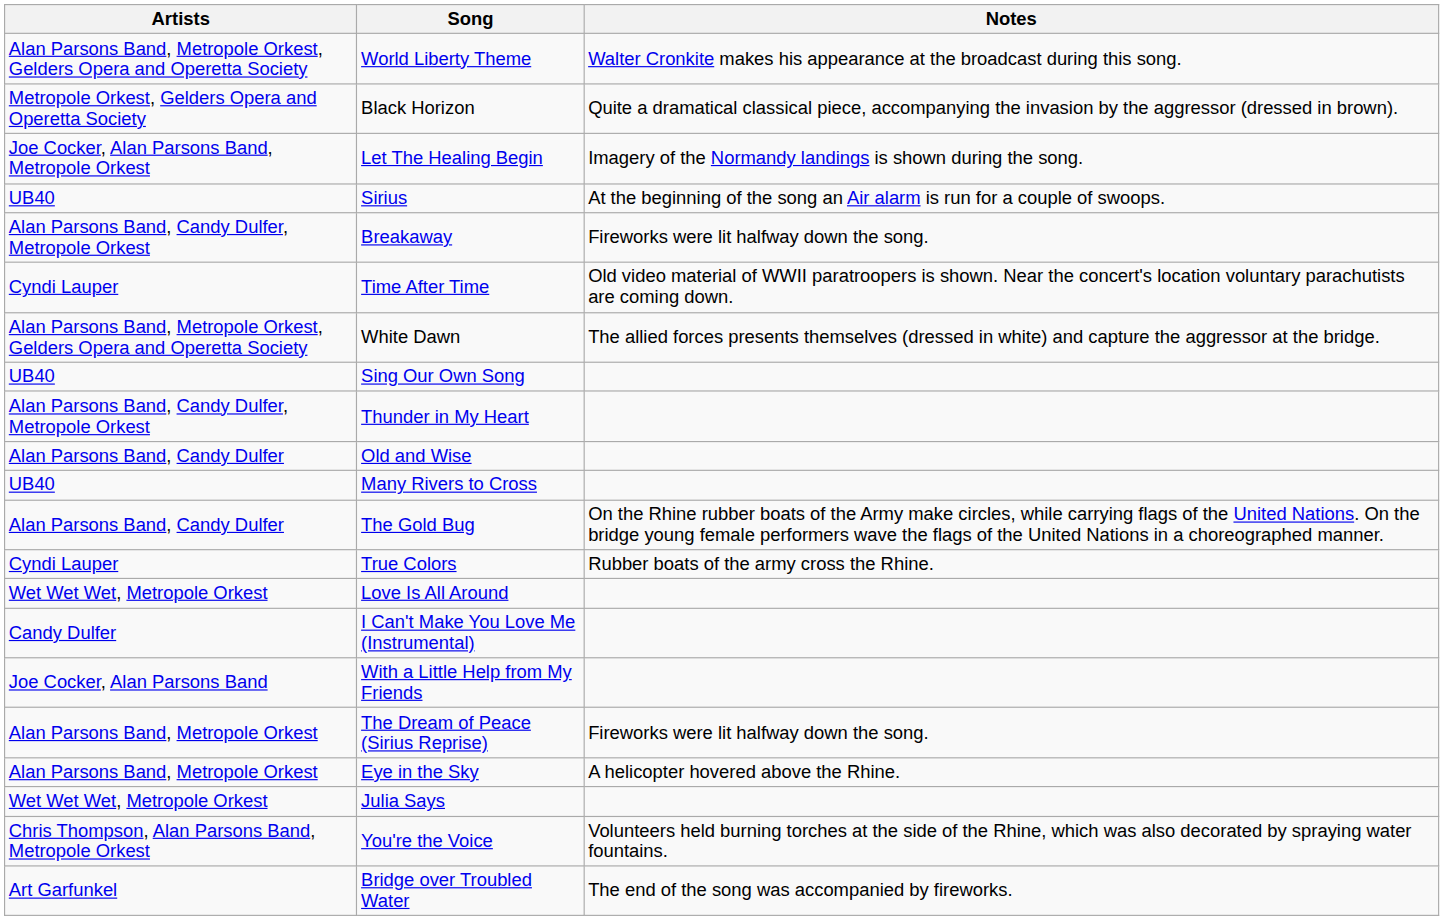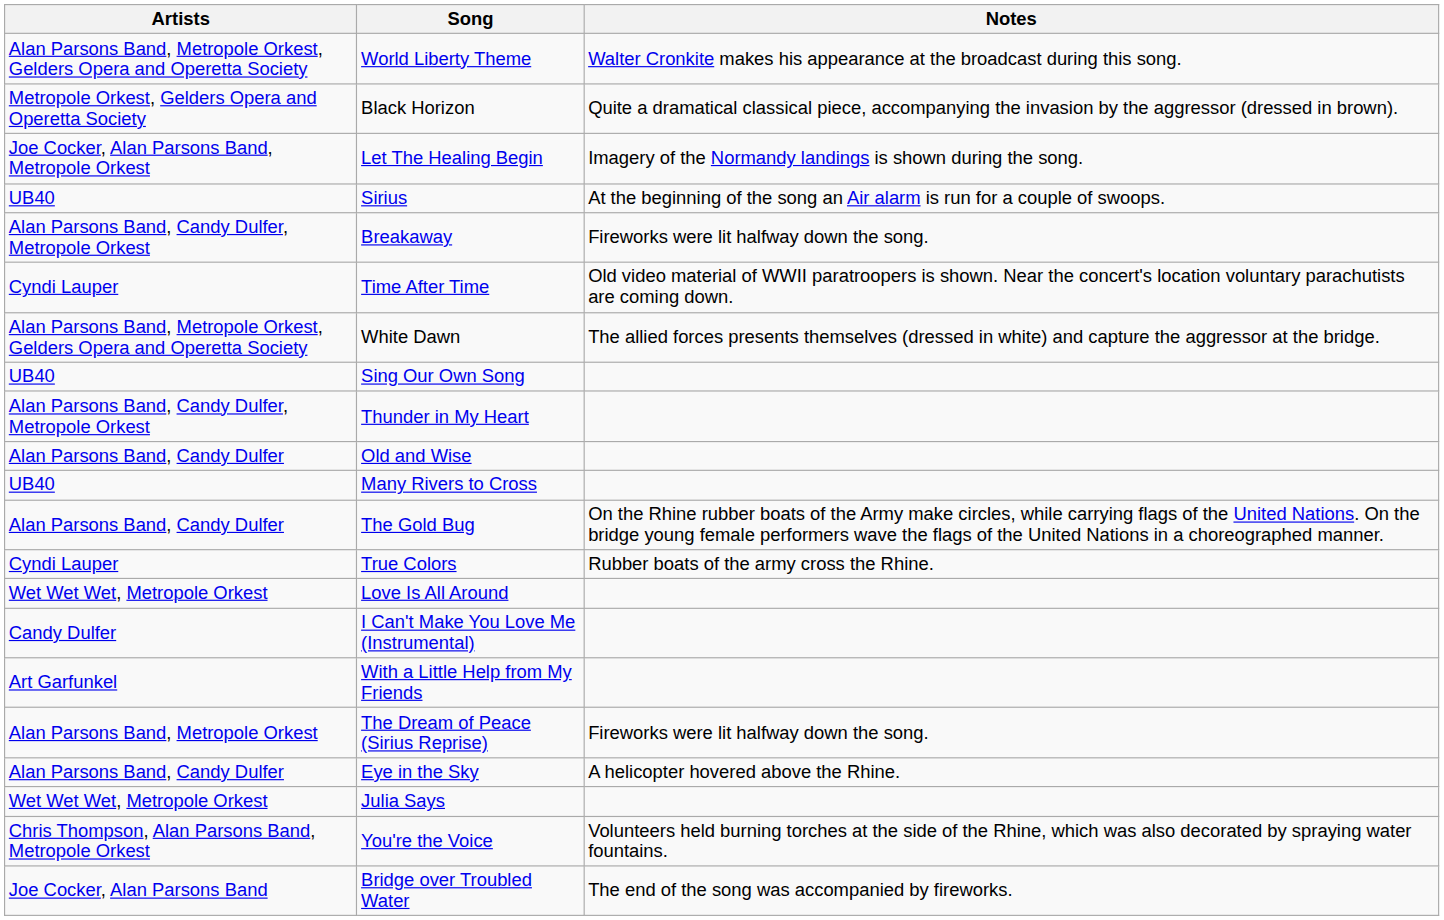(138, 682) Joe Cocker, Alan Parsons Band -> (63, 682) Art Garfunkel
(163, 772) Alan Parsons Band, Metropole Orkest -> (146, 772) Alan Parsons Band, Candy Dulfer
(63, 890) Art Garfunkel -> (138, 890) Joe Cocker, Alan Parsons Band
